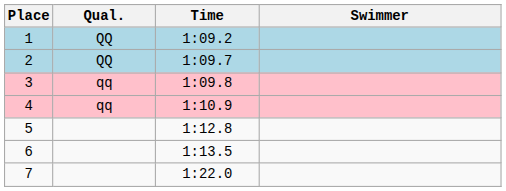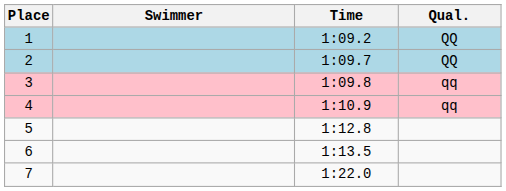columns swapped: (380, 16) <-> (104, 16)
